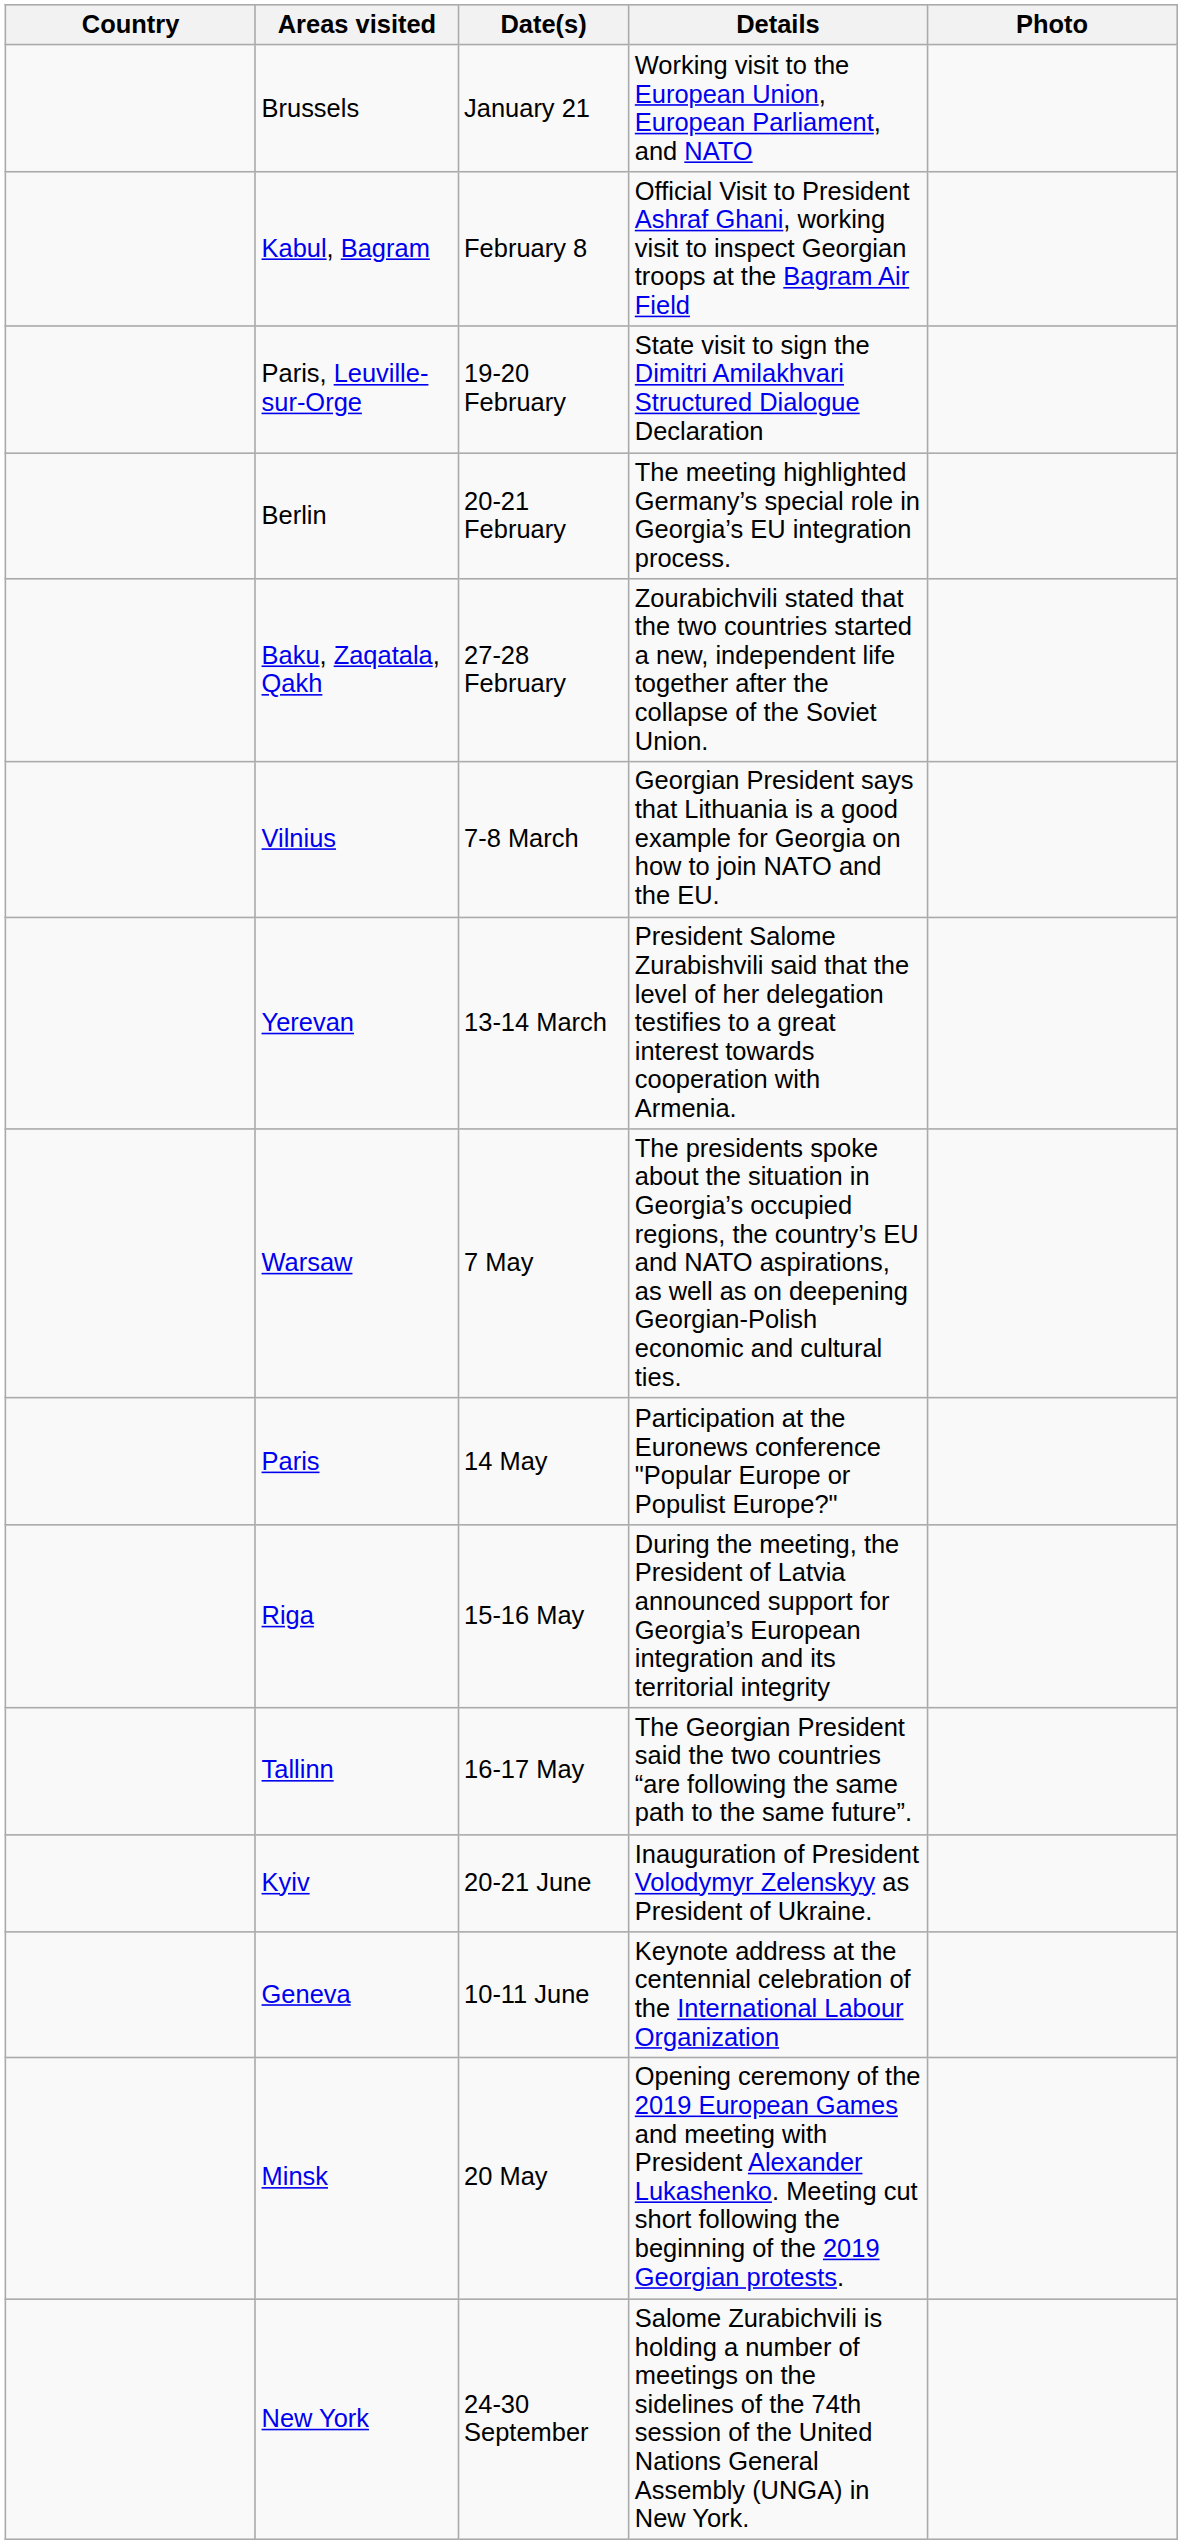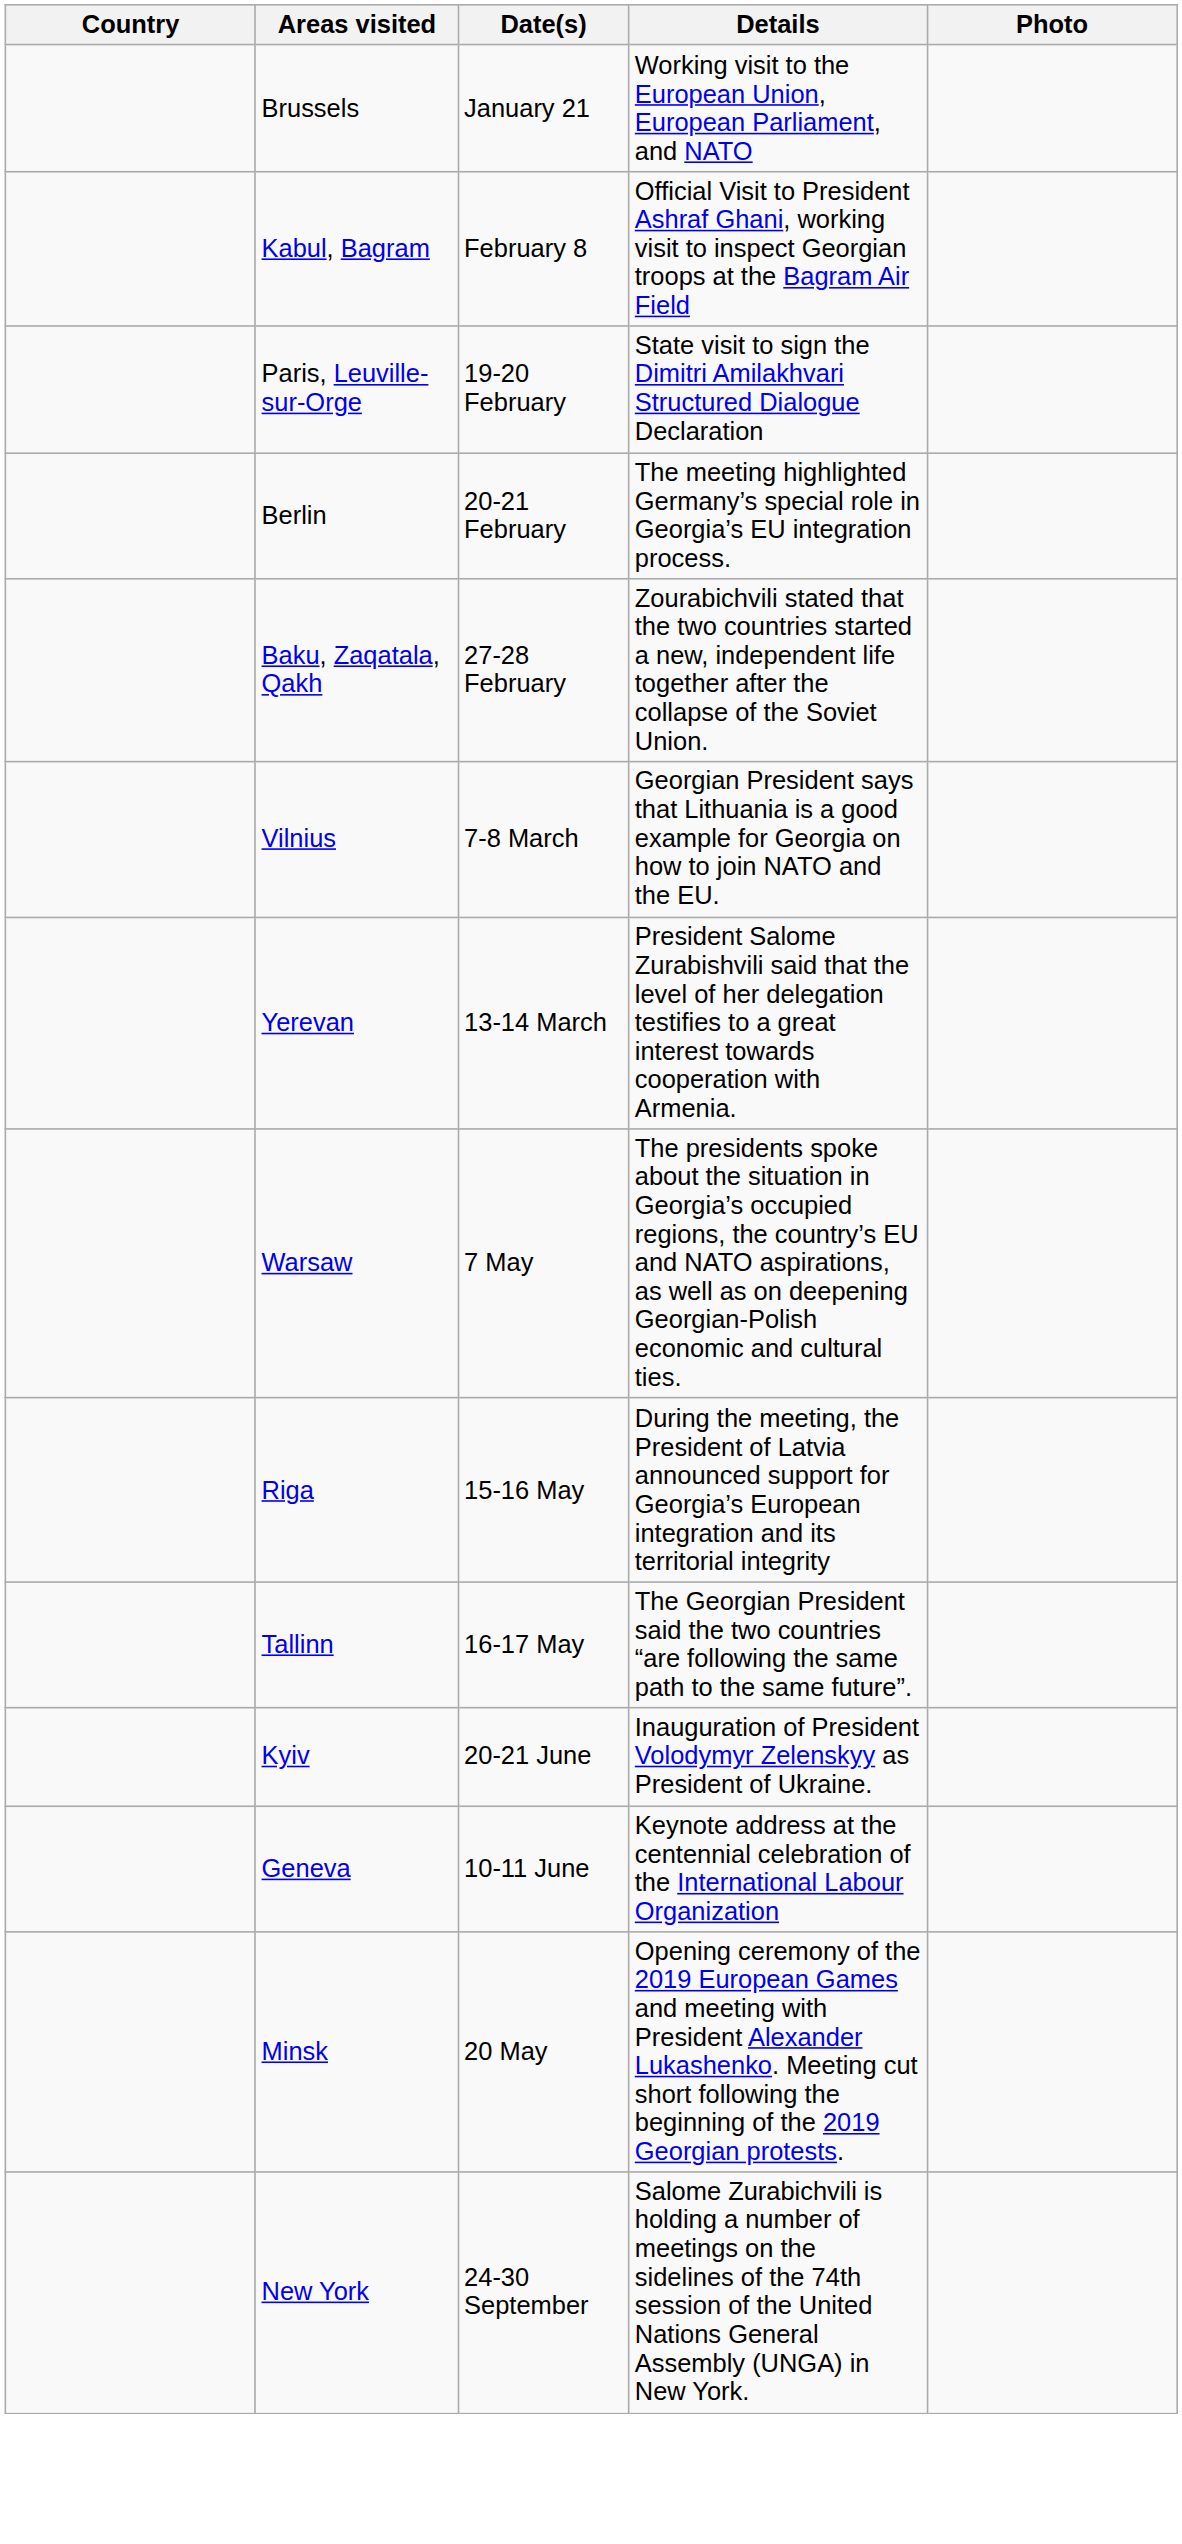- row: (291, 1461)
